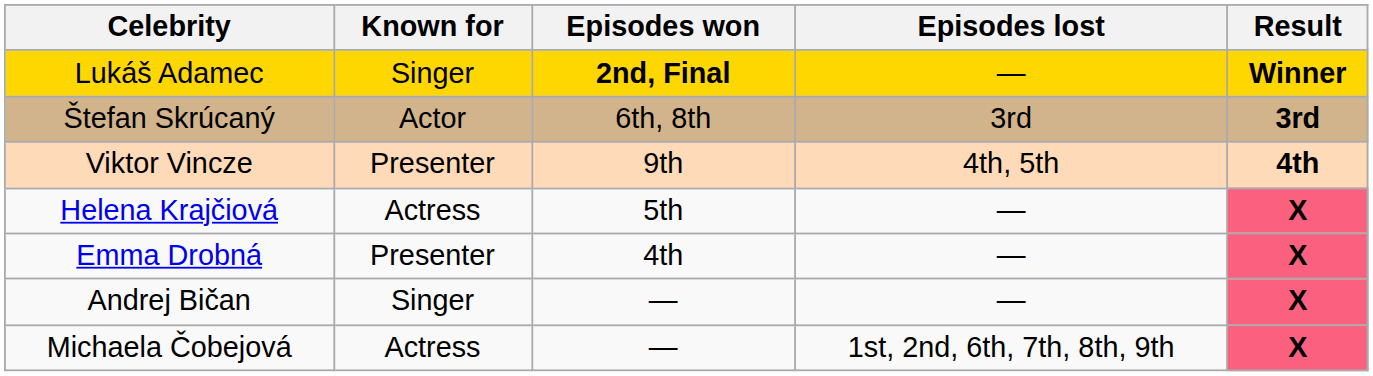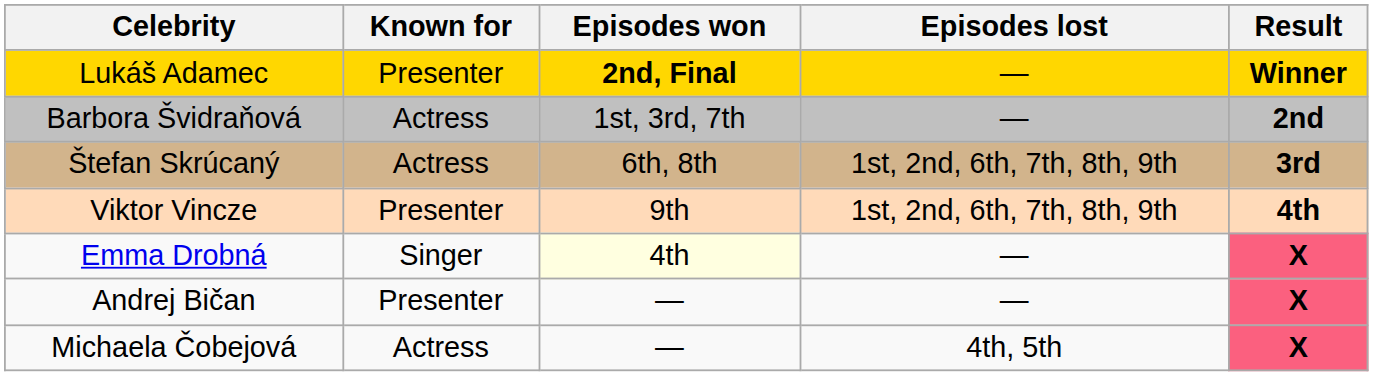(433, 73) Singer -> (441, 73) Presenter
+ row: (174, 118)
(433, 118) Actor -> (441, 164) Actress
(1011, 118) 3rd -> (1014, 164) 1st, 2nd, 6th, 7th, 8th, 9th
(1011, 164) 4th, 5th -> (1014, 210) 1st, 2nd, 6th, 7th, 8th, 9th
- row: (169, 210)
(433, 255) Presenter -> (441, 255) Singer
(663, 255) no background -> (669, 255) lightyellow background
(433, 301) Singer -> (441, 301) Presenter
(1011, 347) 1st, 2nd, 6th, 7th, 8th, 9th -> (1014, 347) 4th, 5th
